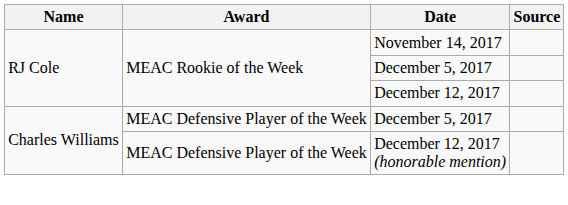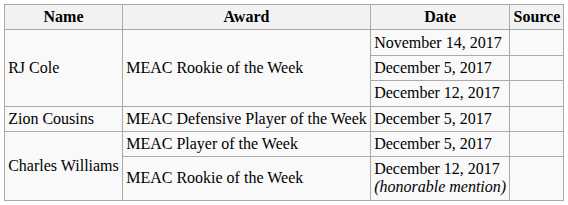+ row: (51, 118)
(246, 118) MEAC Defensive Player of the Week -> (212, 144) MEAC Player of the Week
(246, 153) MEAC Defensive Player of the Week -> (215, 178) MEAC Rookie of the Week
